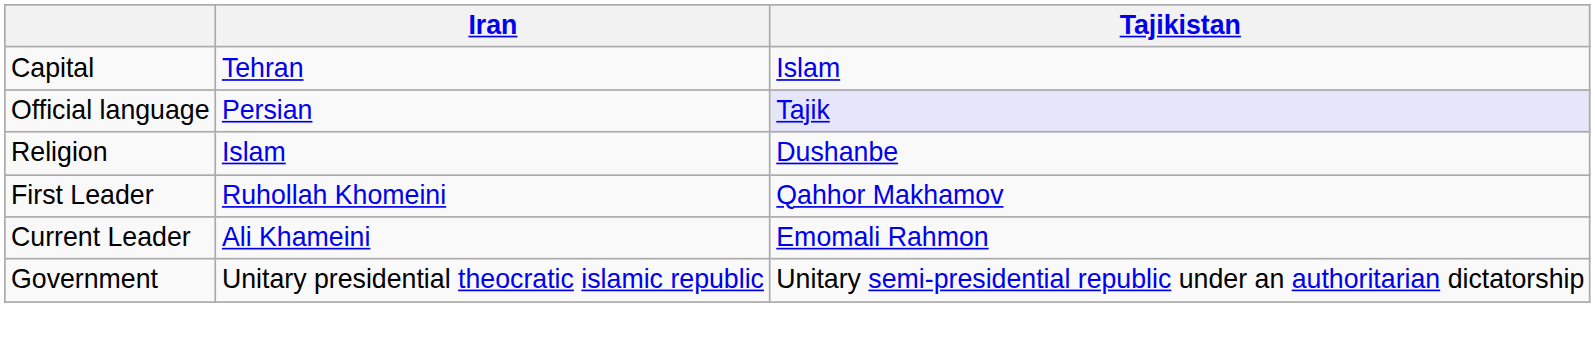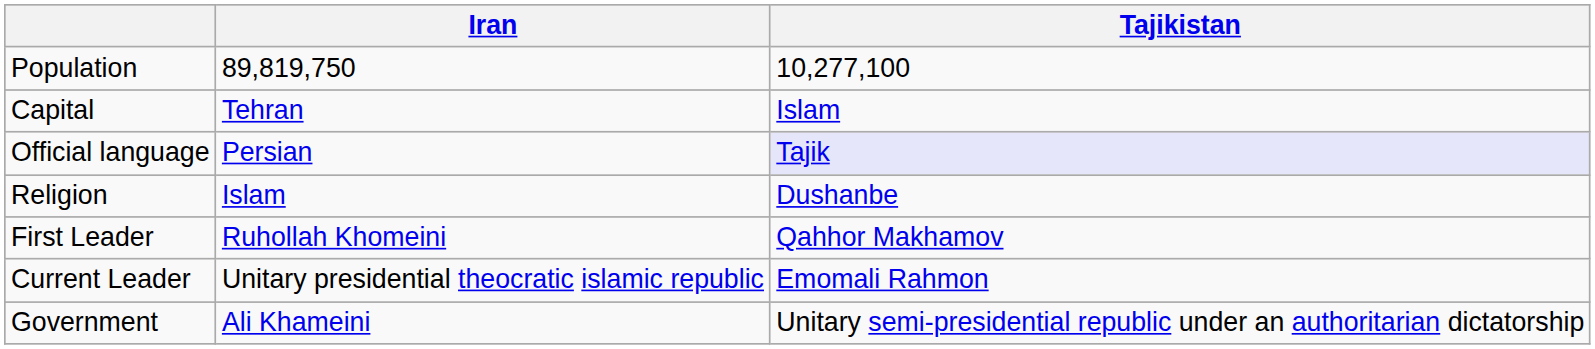+ row: (74, 68)
(296, 237) Ali Khameini -> (493, 279) Unitary presidential theocratic islamic republic
(493, 279) Unitary presidential theocratic islamic republic -> (296, 322) Ali Khameini
